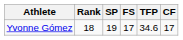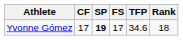columns swapped: (169, 12) <-> (89, 12)
(112, 28) normal -> (101, 28) bold
